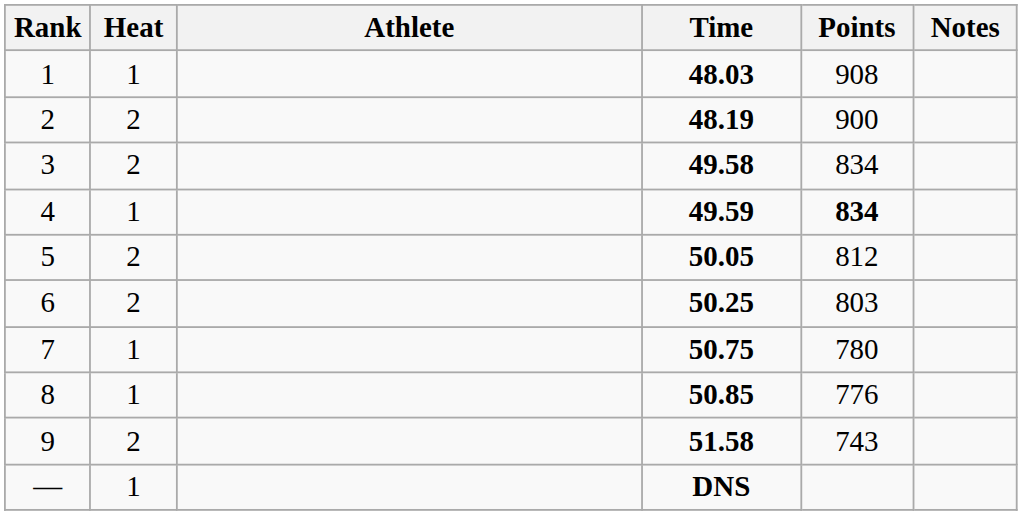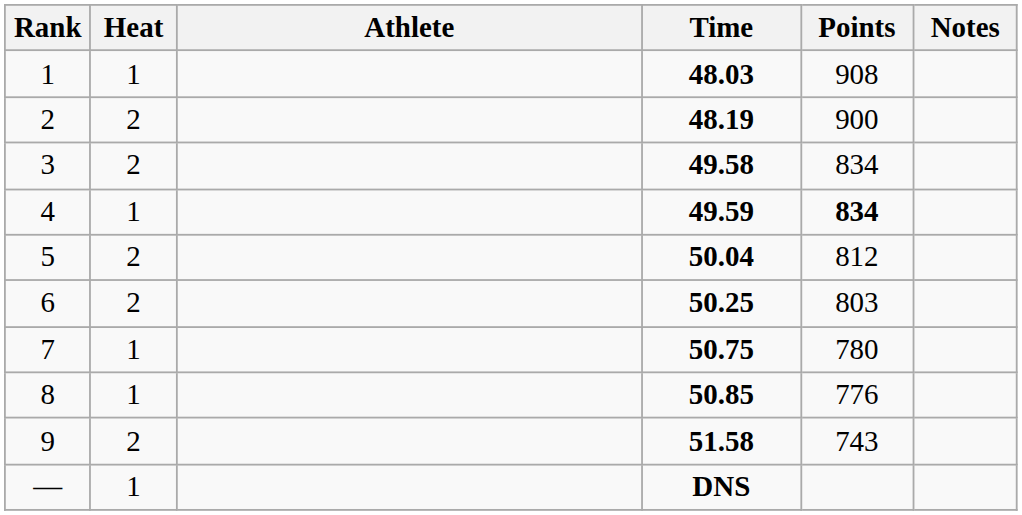(721, 257) 50.05 -> (721, 257) 50.04
